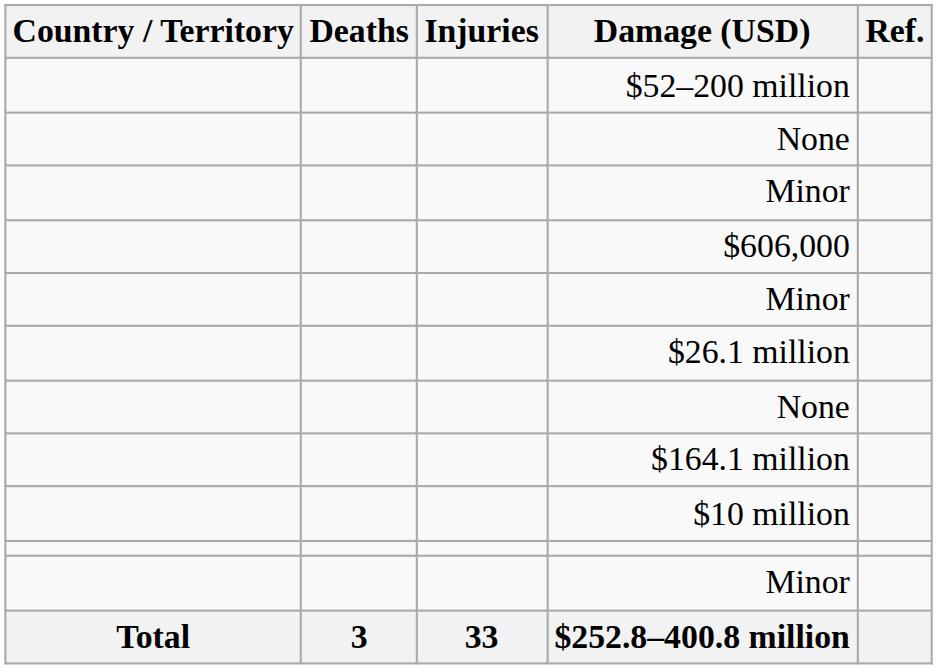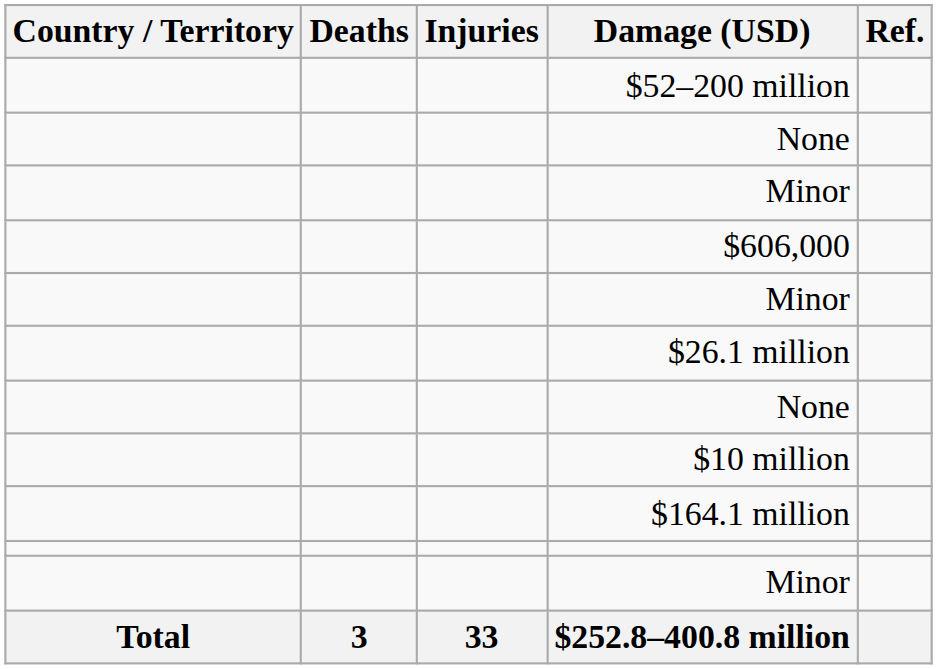rows swapped: (153, 514) <-> (153, 460)
